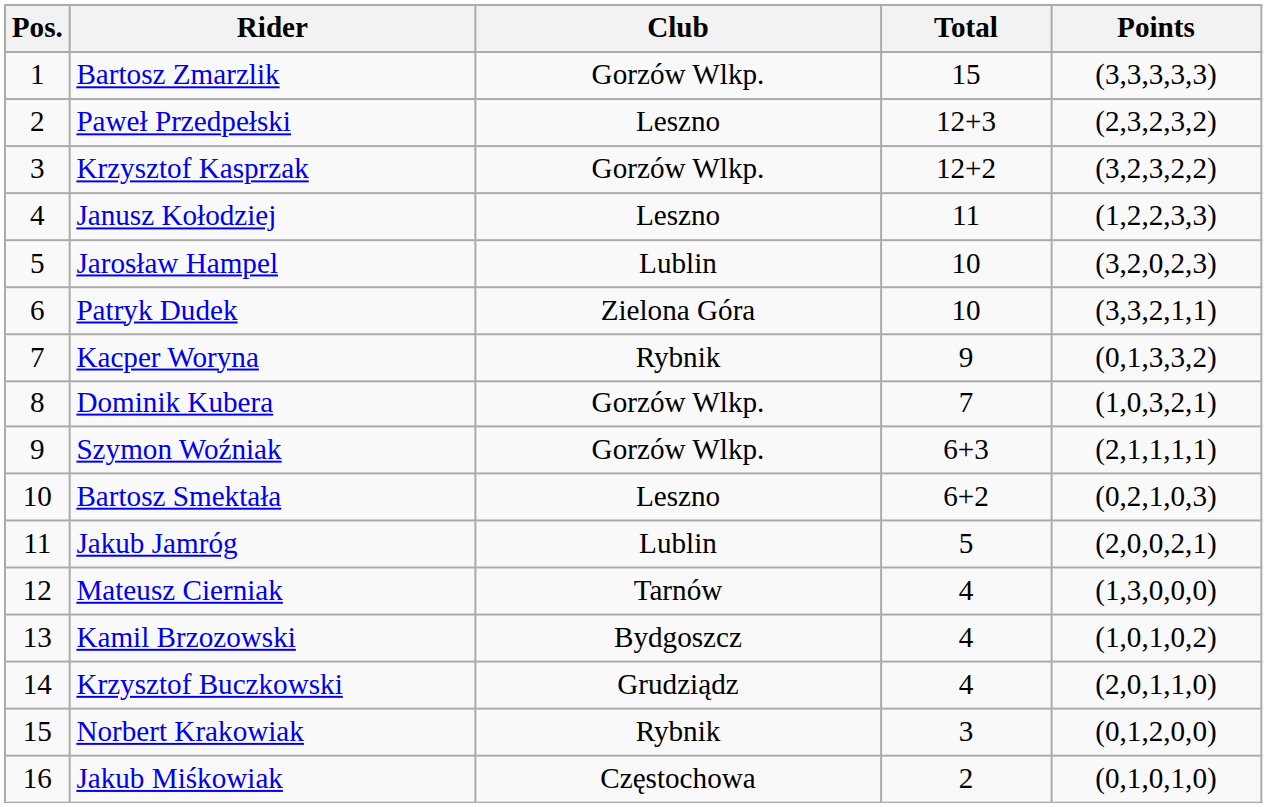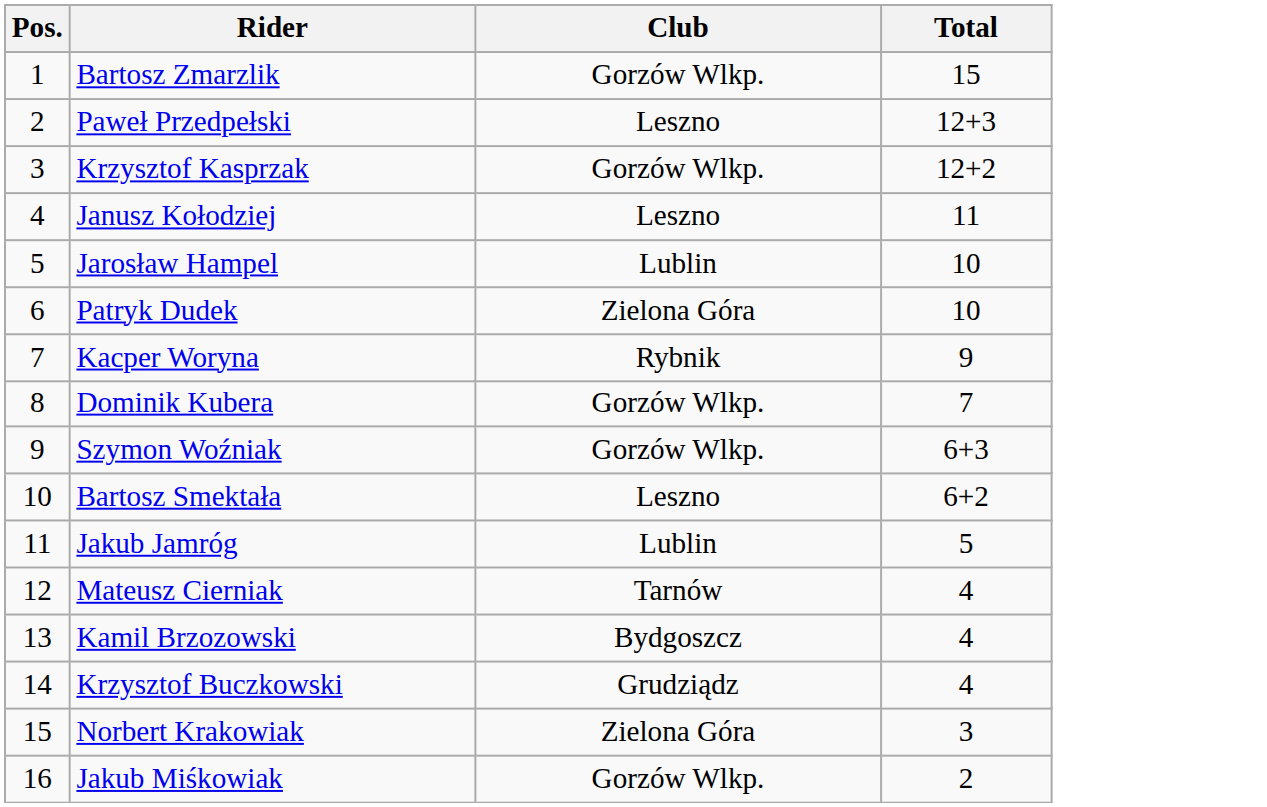- column: (1156, 27)
(678, 731) Rybnik -> (678, 731) Zielona Góra
(678, 778) Częstochowa -> (678, 778) Gorzów Wlkp.
